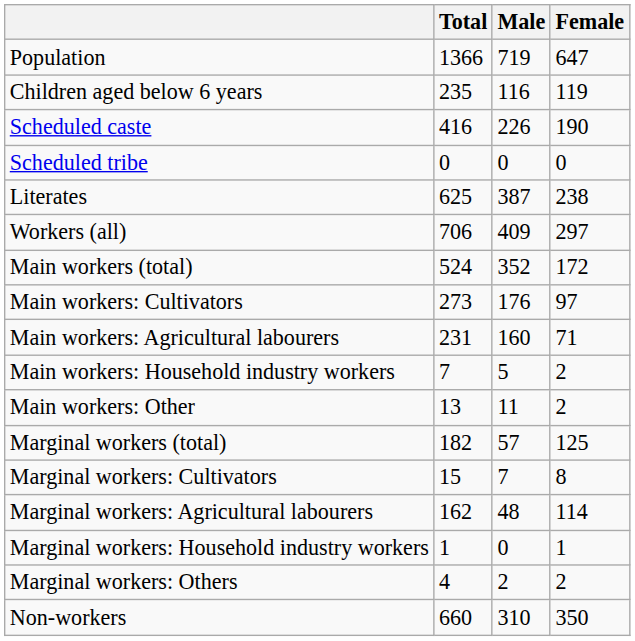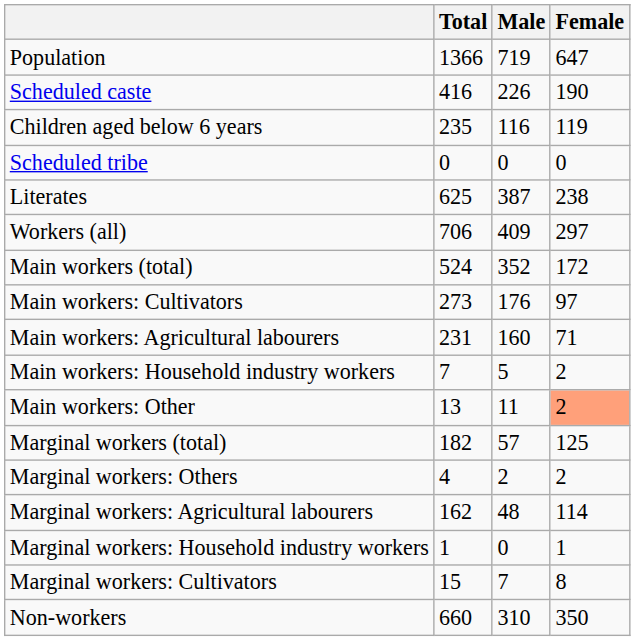rows swapped: (136, 92) <-> (81, 127)
(561, 407) no background -> (561, 407) lightsalmon background
rows swapped: (143, 477) <-> (124, 582)
